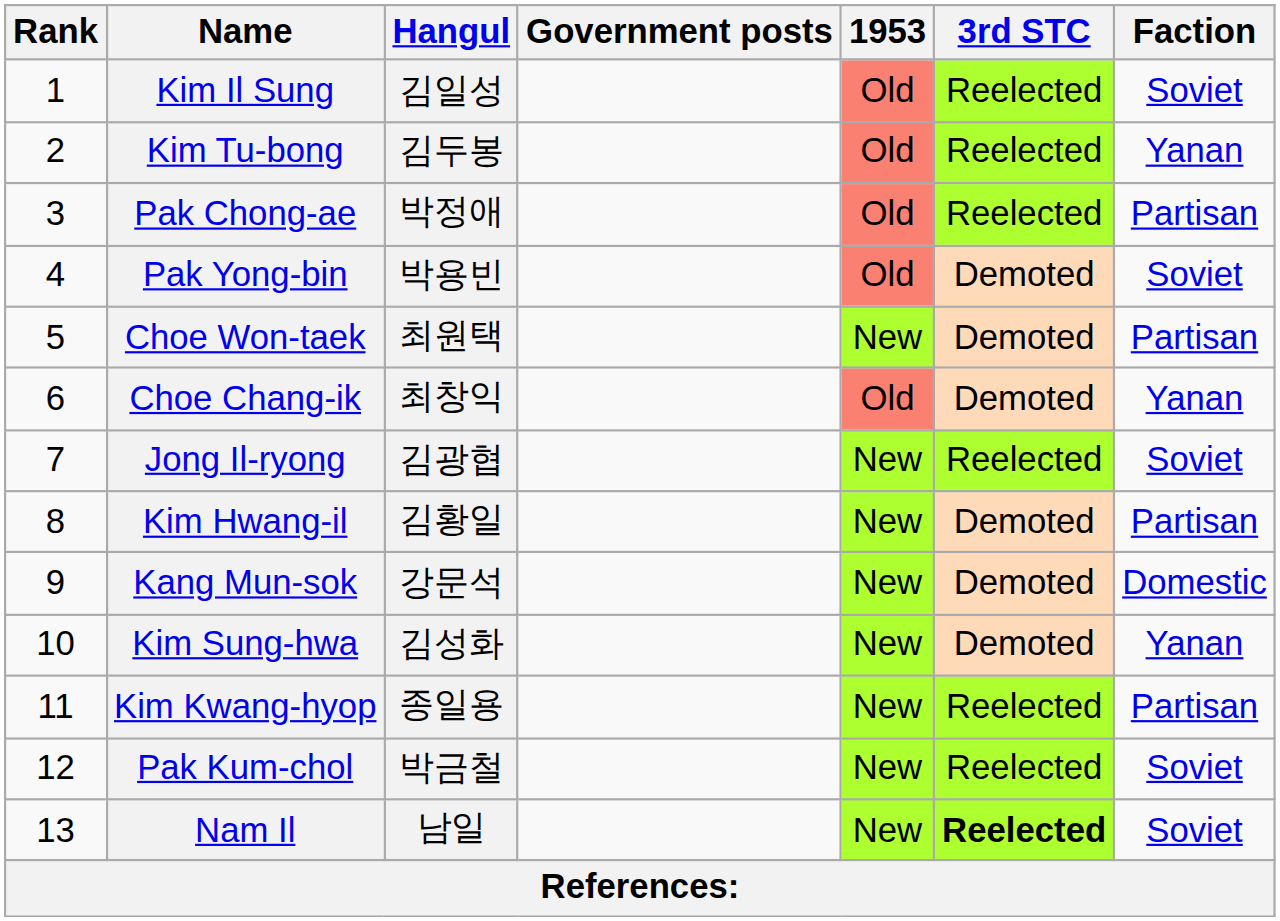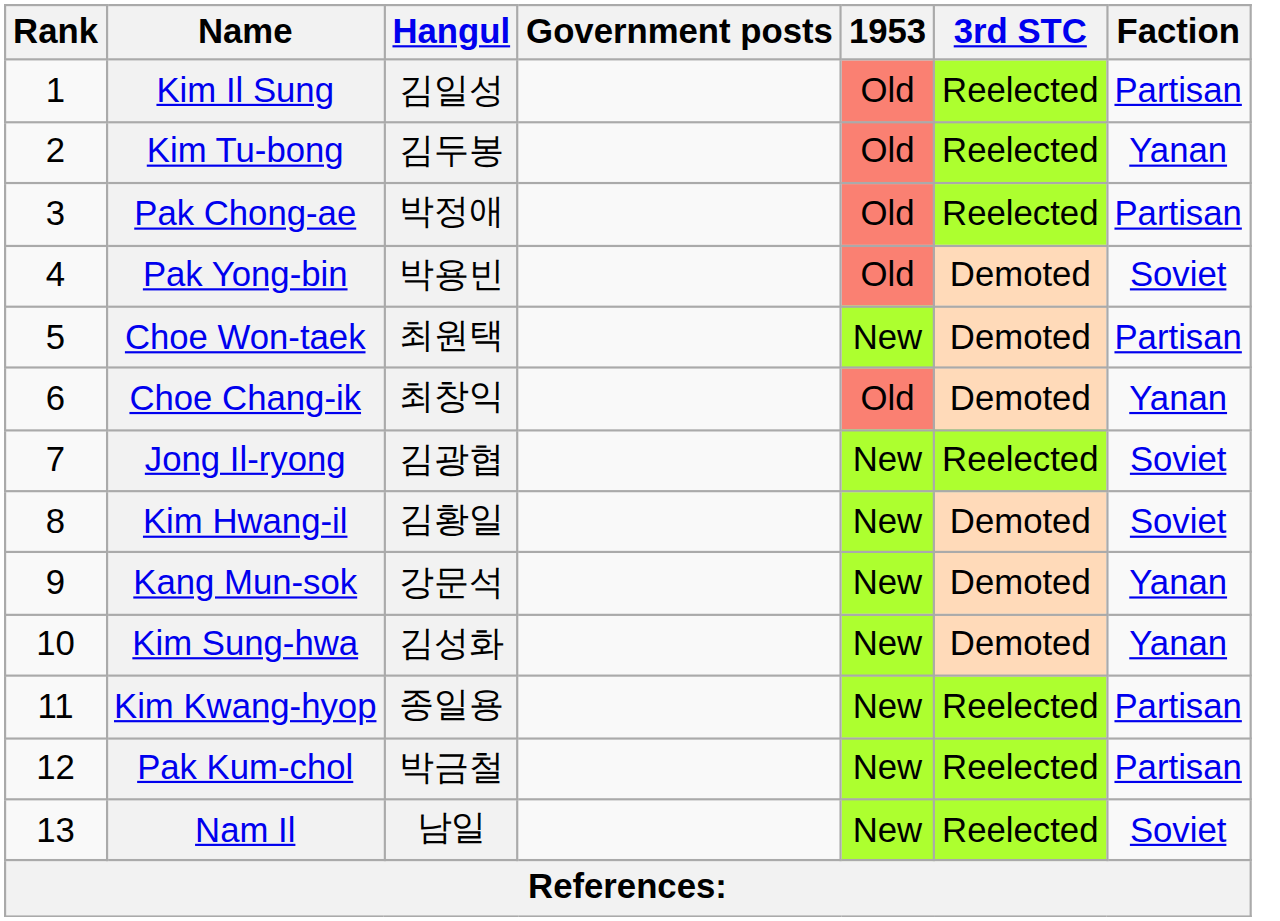(1195, 90) Soviet -> (1178, 90) Partisan
(1194, 521) Partisan -> (1178, 521) Soviet
(1195, 582) Domestic -> (1178, 582) Yanan
(1195, 767) Soviet -> (1178, 767) Partisan
(1024, 829) bold -> (1020, 829) normal
